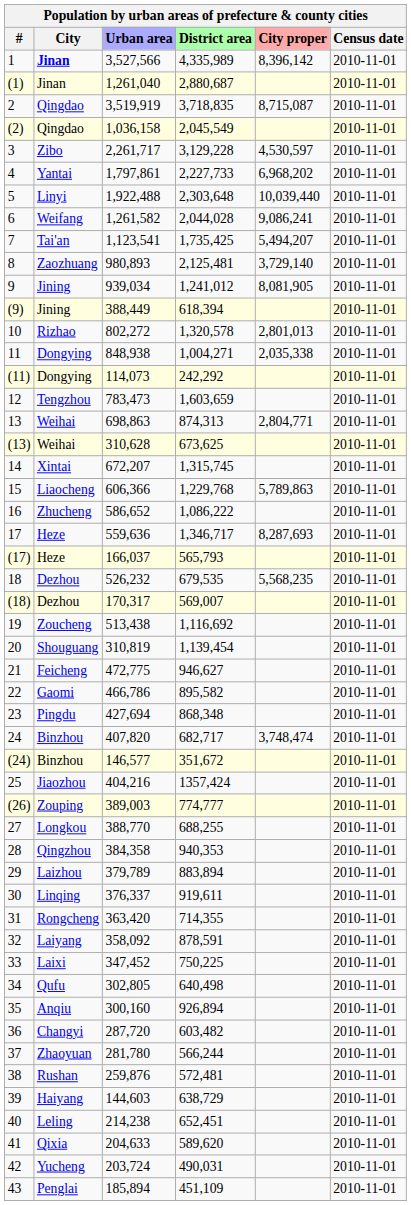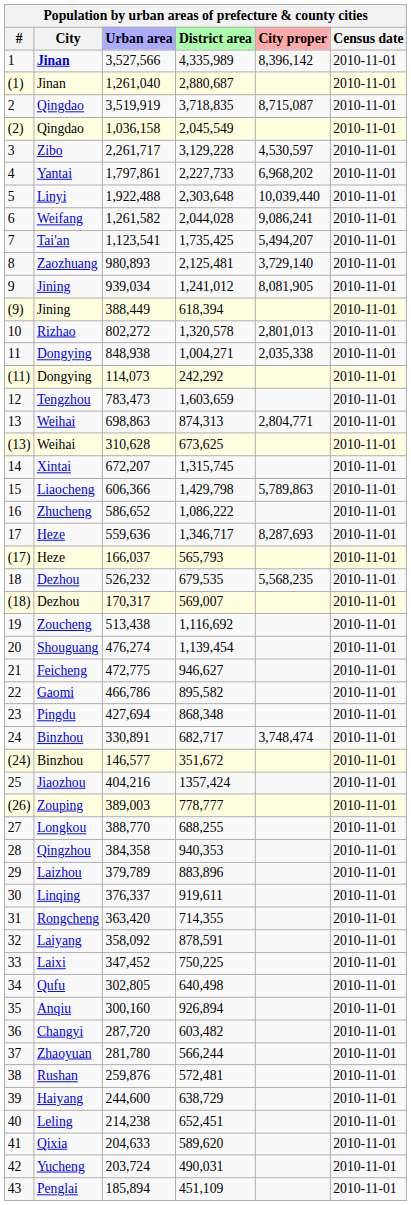(206, 489) 1,229,768 -> (206, 489) 1,429,798
(128, 647) 310,819 -> (128, 647) 476,274
(128, 738) 407,820 -> (128, 738) 330,891
(201, 805) 774,777 -> (201, 805) 778,777
(201, 873) 883,894 -> (201, 873) 883,896
(128, 1099) 144,603 -> (128, 1099) 244,600
